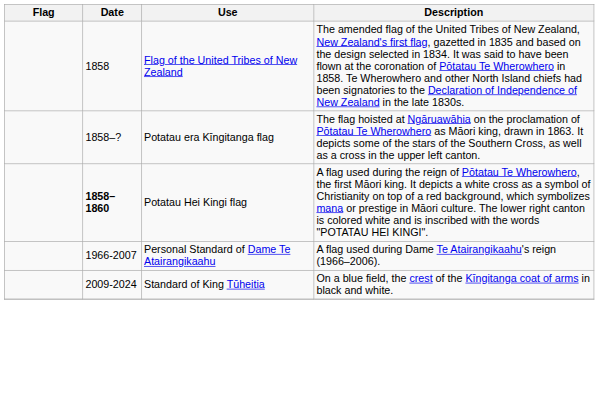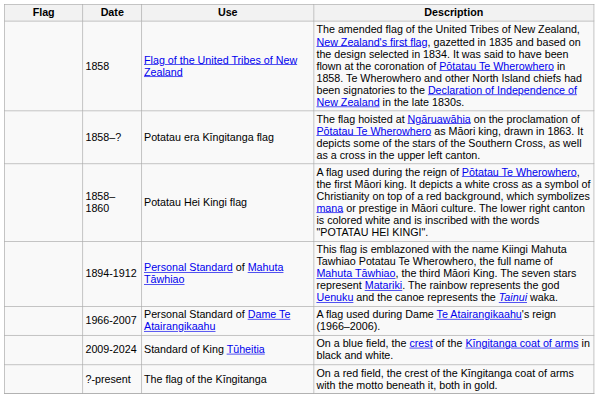(100, 202) bold -> (100, 202) normal
+ row: (214, 273)
+ row: (205, 379)
